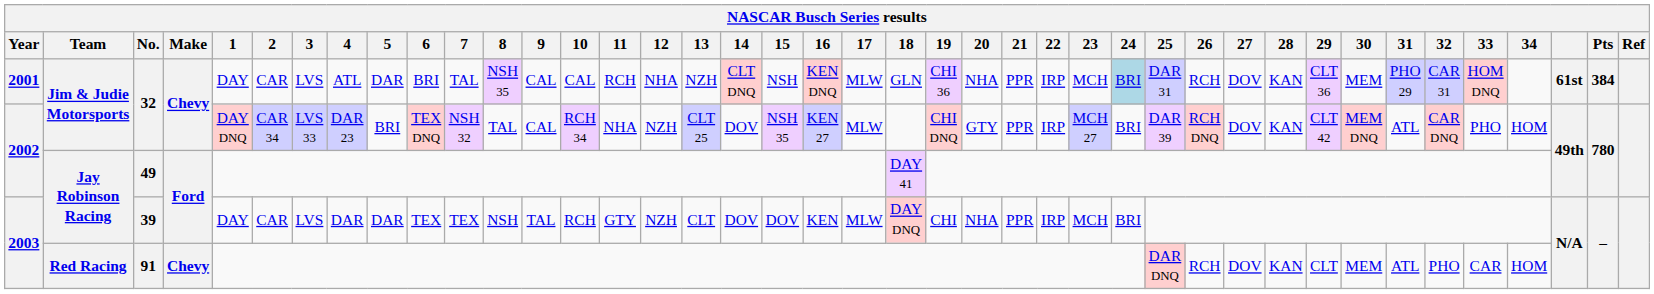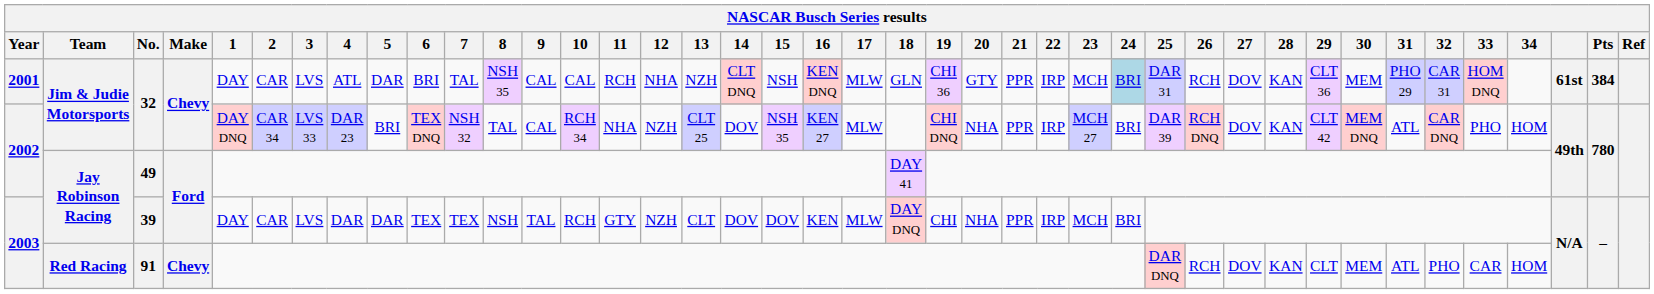(982, 81) NHA -> (982, 81) GTY
(982, 127) GTY -> (982, 127) NHA
